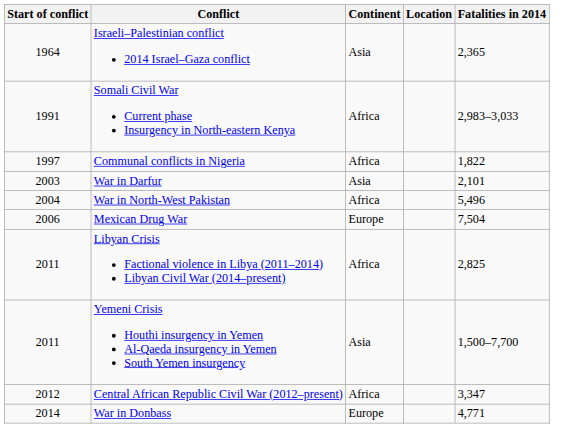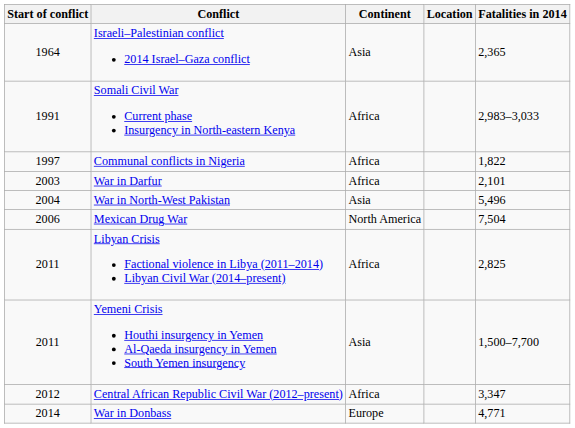(360, 180) Asia -> (364, 180) Africa
(364, 200) Africa -> (360, 200) Asia
(366, 219) Europe -> (385, 219) North America
